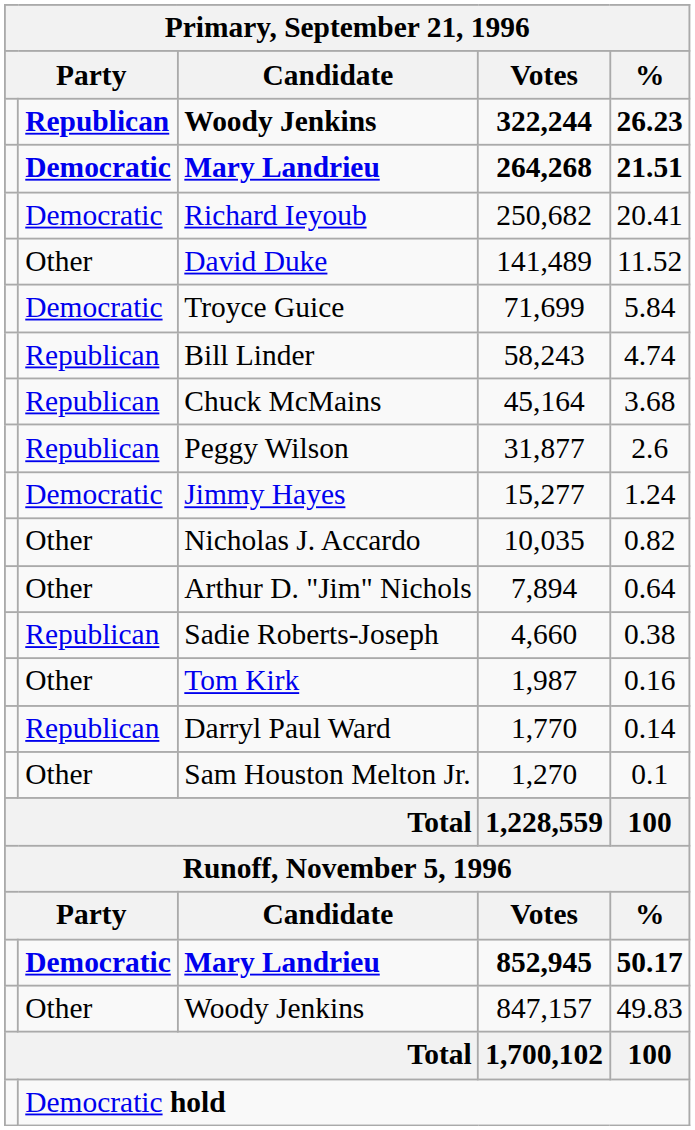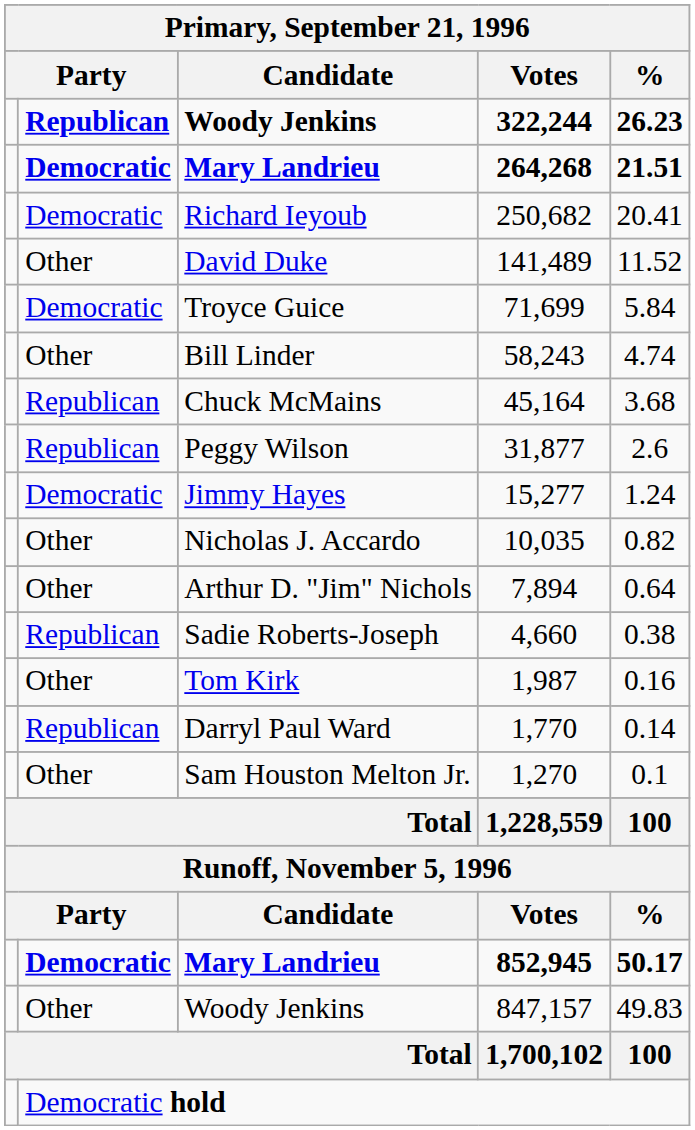(92, 354) Republican -> (59, 354) Other
